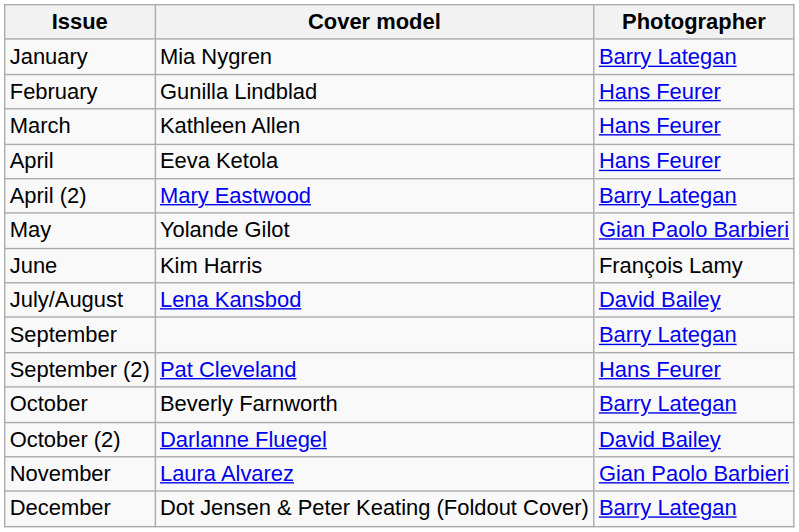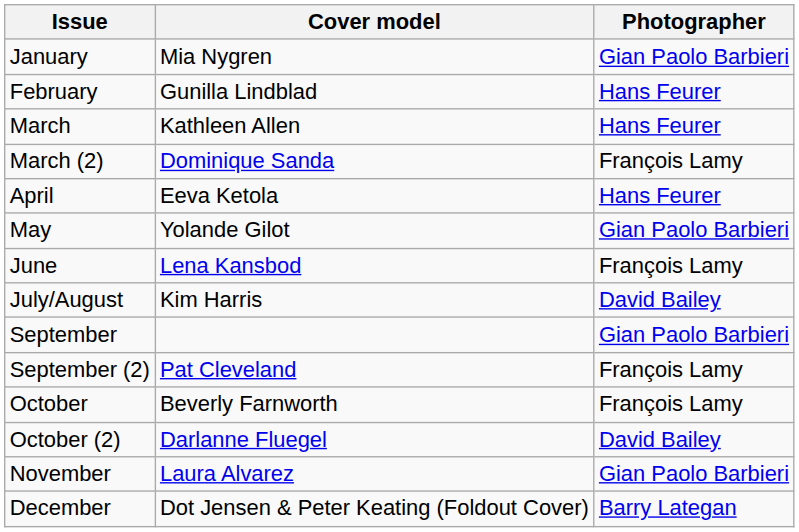(668, 56) Barry Lategan -> (694, 56) Gian Paolo Barbieri
+ row: (57, 160)
- row: (48, 195)
(211, 265) Kim Harris -> (231, 265) Lena Kansbod
(231, 299) Lena Kansbod -> (211, 299) Kim Harris
(668, 334) Barry Lategan -> (694, 334) Gian Paolo Barbieri
(660, 369) Hans Feurer -> (671, 369) François Lamy
(668, 404) Barry Lategan -> (671, 404) François Lamy
